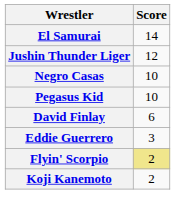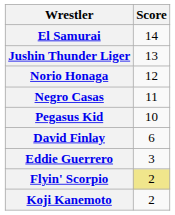(151, 55) 12 -> (151, 55) 13
+ row: (69, 76)
(151, 76) 10 -> (151, 96) 11
